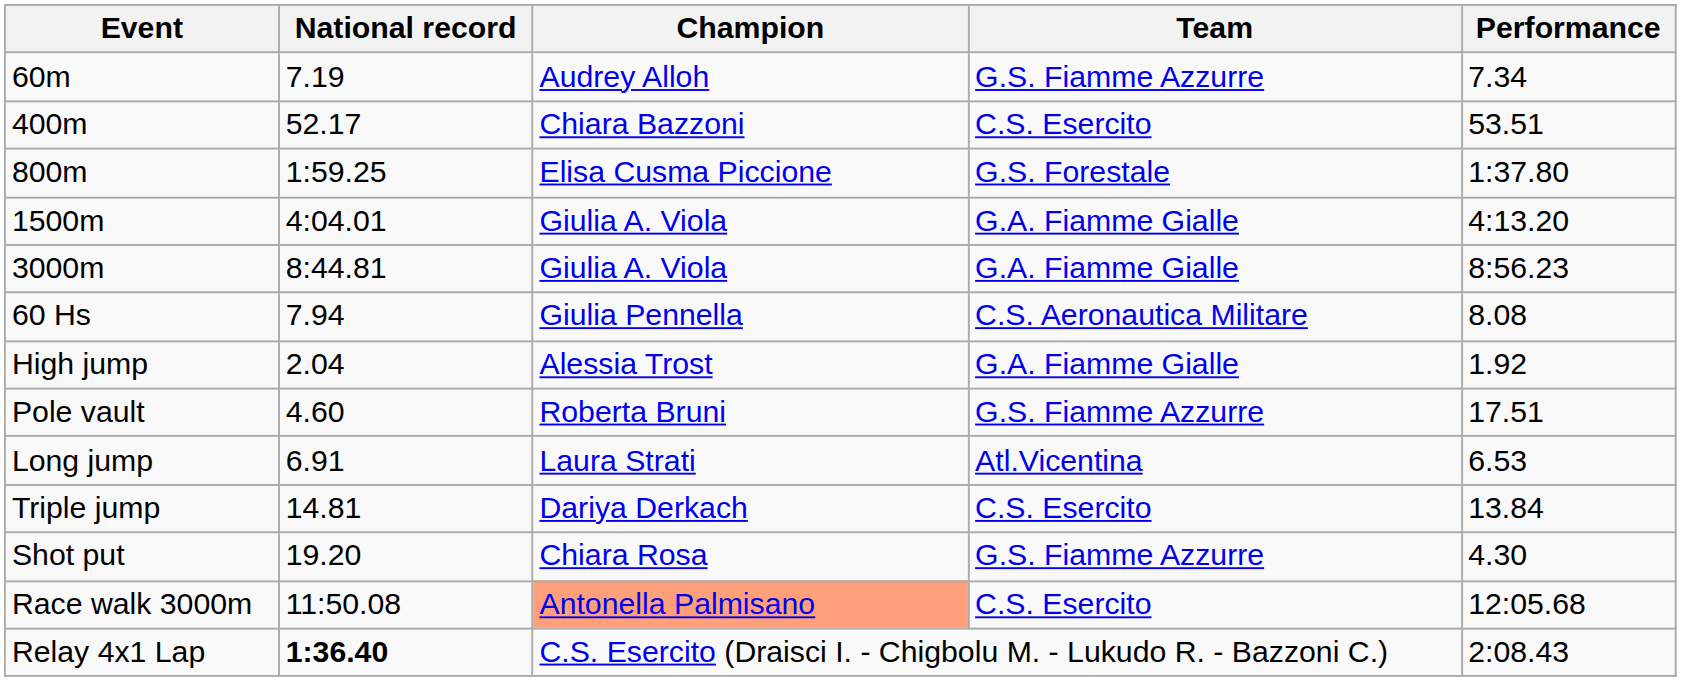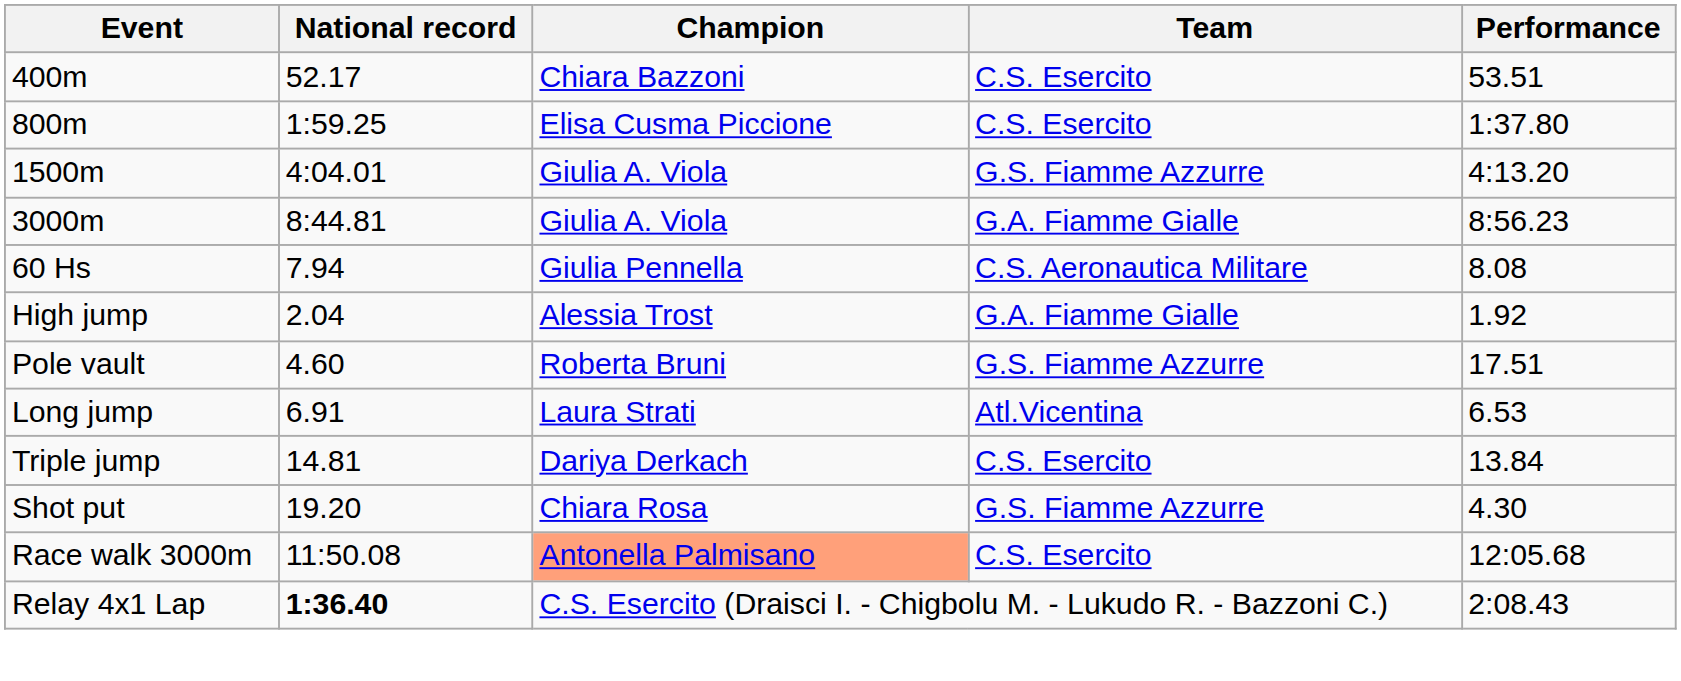- row: (41, 76)
(1073, 172) G.S. Forestale -> (1063, 124) C.S. Esercito
(1107, 220) G.A. Fiamme Gialle -> (1120, 172) G.S. Fiamme Azzurre
